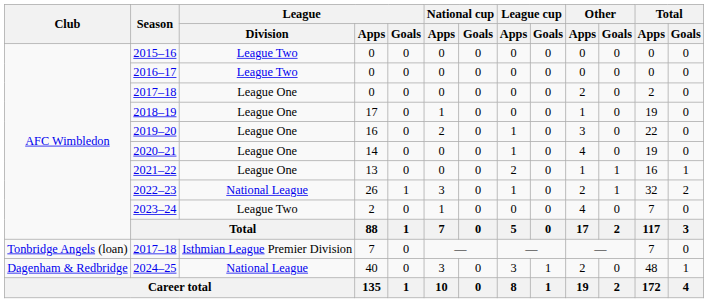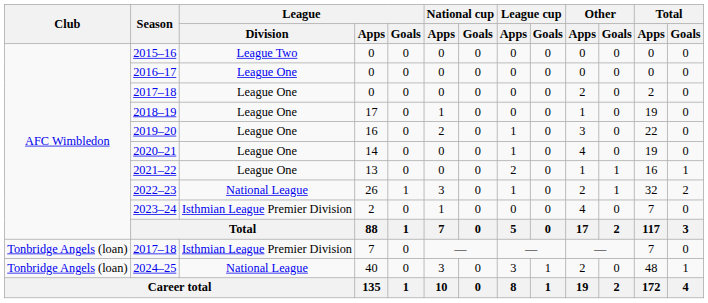(267, 72) League Two -> (267, 72) League One
(267, 209) League Two -> (267, 209) Isthmian League Premier Division
(67, 268) Dagenham & Redbridge -> (67, 268) Tonbridge Angels (loan)
